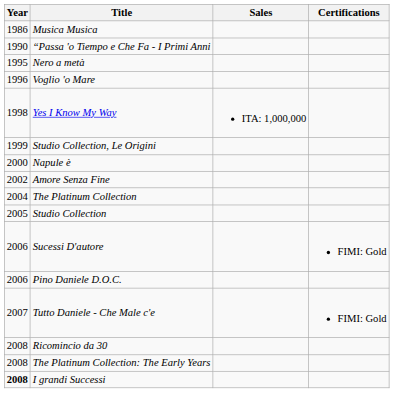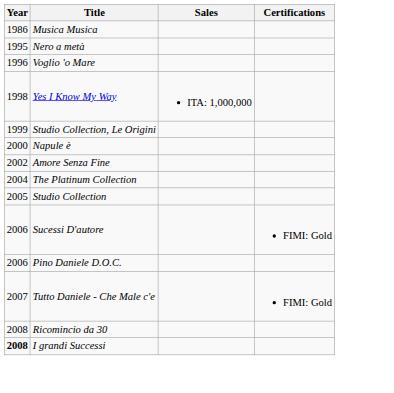- row: (122, 46)
- row: (122, 363)
